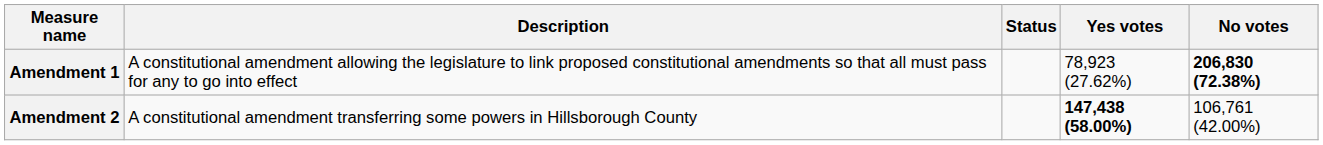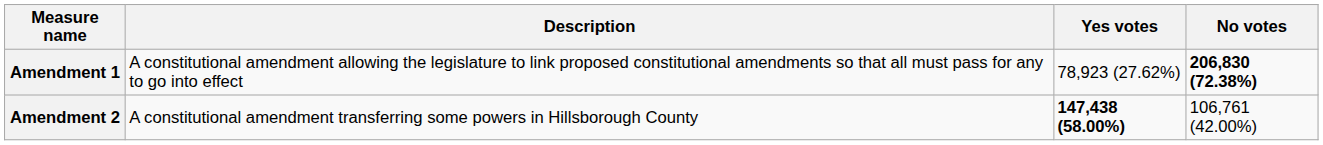- column: (1031, 27)
